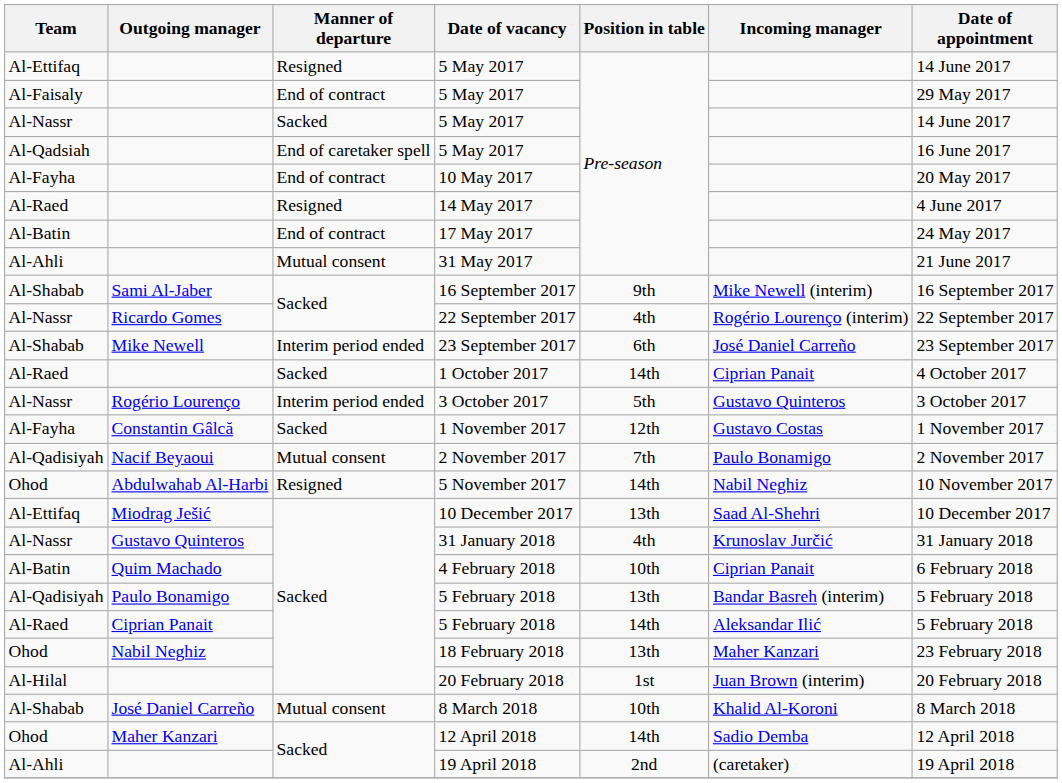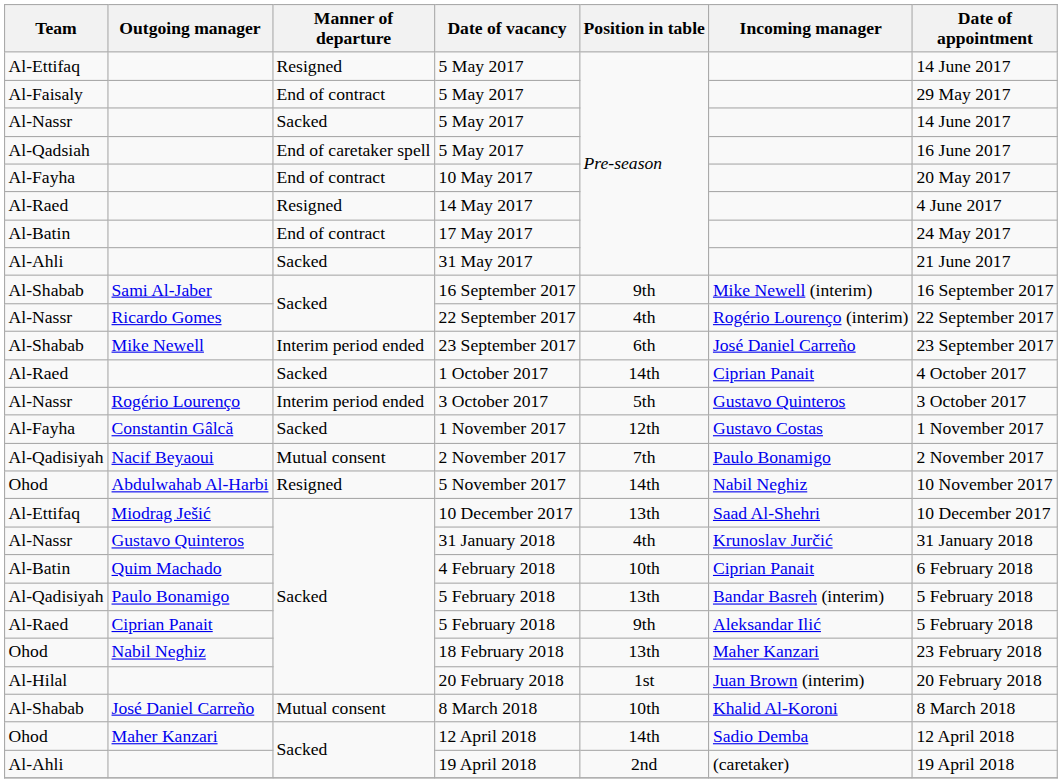(331, 261) Mutual consent -> (302, 261) Sacked
(644, 624) 14th -> (644, 624) 9th
